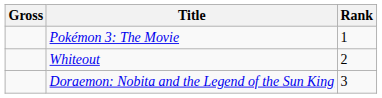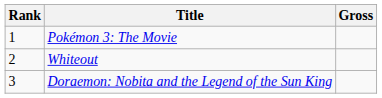columns swapped: (357, 15) <-> (26, 15)
